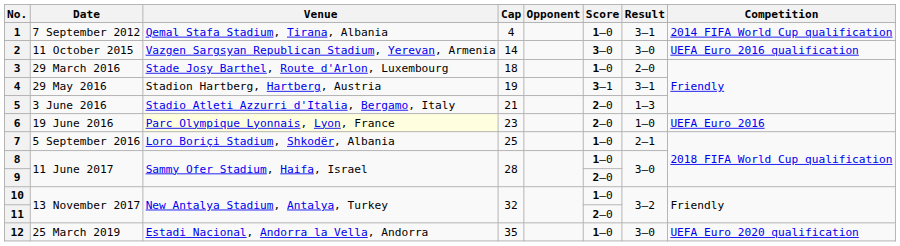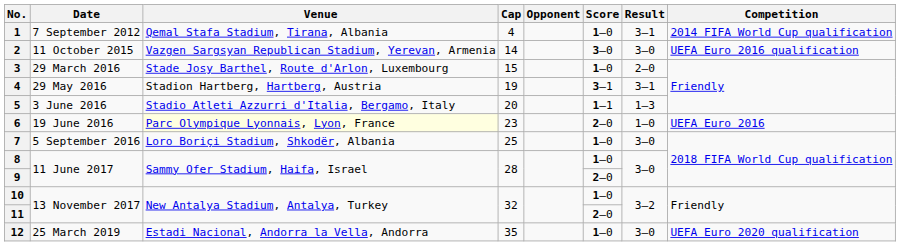(511, 68) 18 -> (511, 68) 15
(511, 105) 21 -> (511, 105) 20
(603, 105) 2–0 -> (603, 105) 1–1
(645, 141) 2–1 -> (645, 141) 3–0
